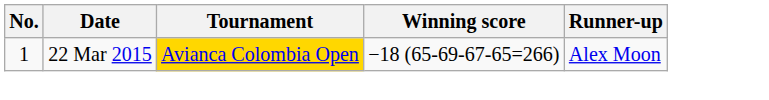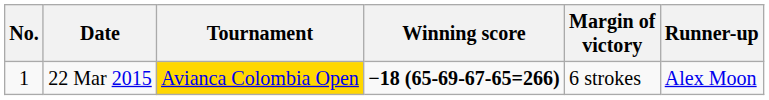+ column: (612, 33)
(464, 54) normal -> (464, 78) bold
